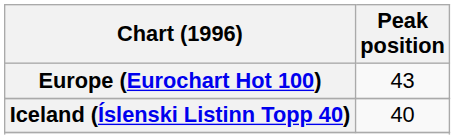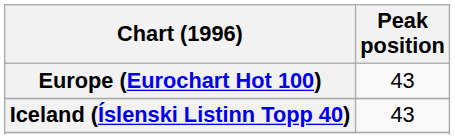(403, 115) 40 -> (403, 115) 43
